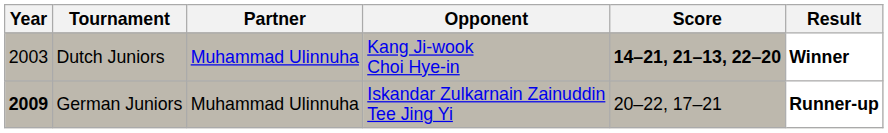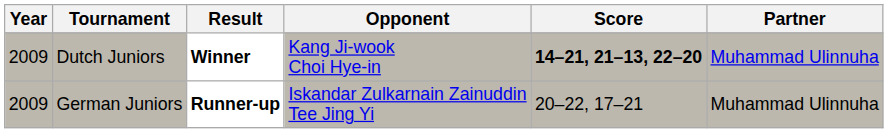columns swapped: (275, 19) <-> (834, 19)
(28, 57) 2003 -> (28, 57) 2009
(28, 104) bold -> (28, 104) normal
